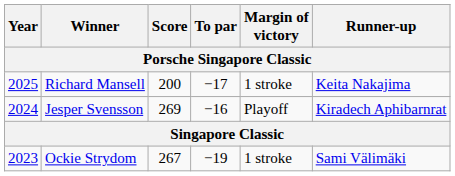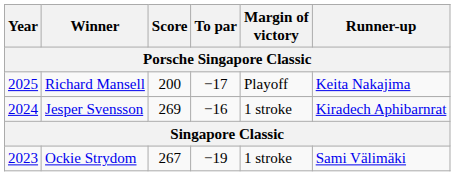(268, 84) 1 stroke -> (266, 84) Playoff
(266, 109) Playoff -> (268, 109) 1 stroke
